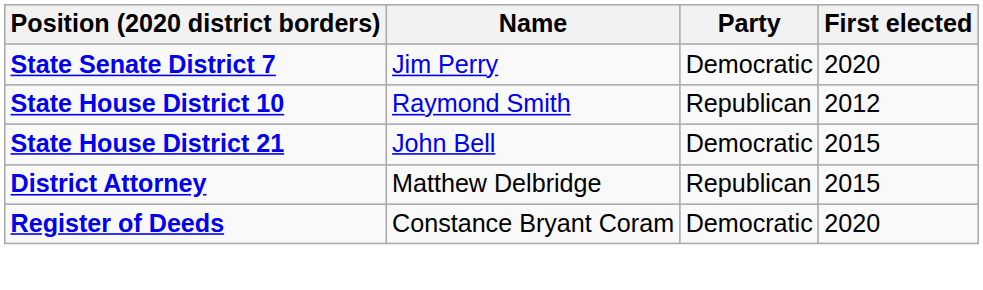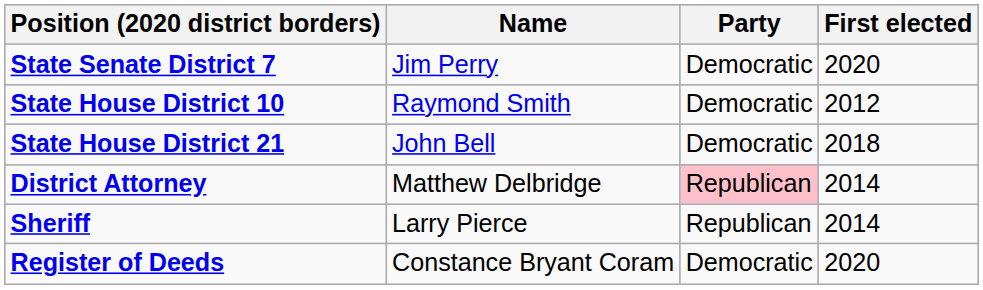(749, 104) Republican -> (749, 104) Democratic
(852, 143) 2015 -> (852, 143) 2018
(749, 183) no background -> (749, 183) pink background
(852, 183) 2015 -> (852, 183) 2014
+ row: (50, 223)
